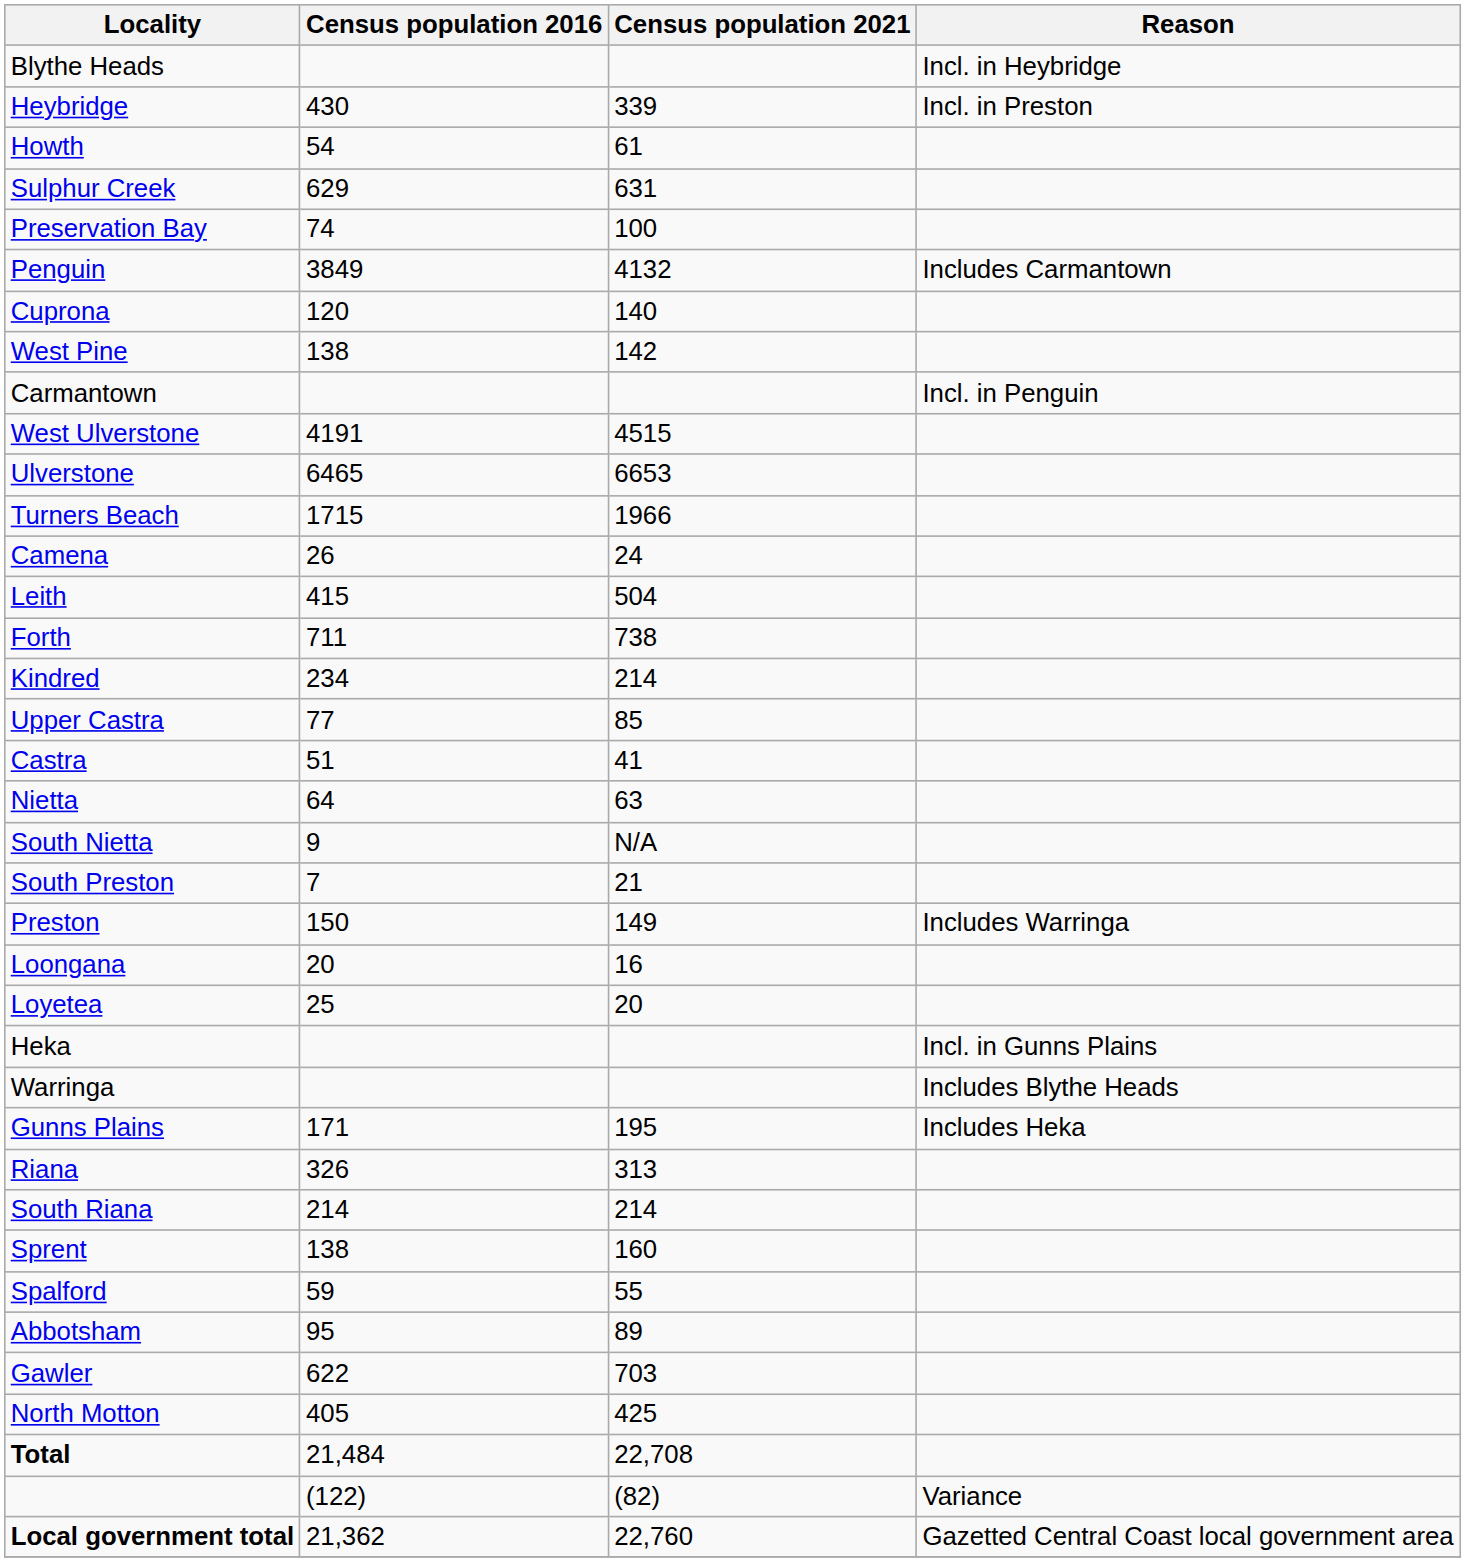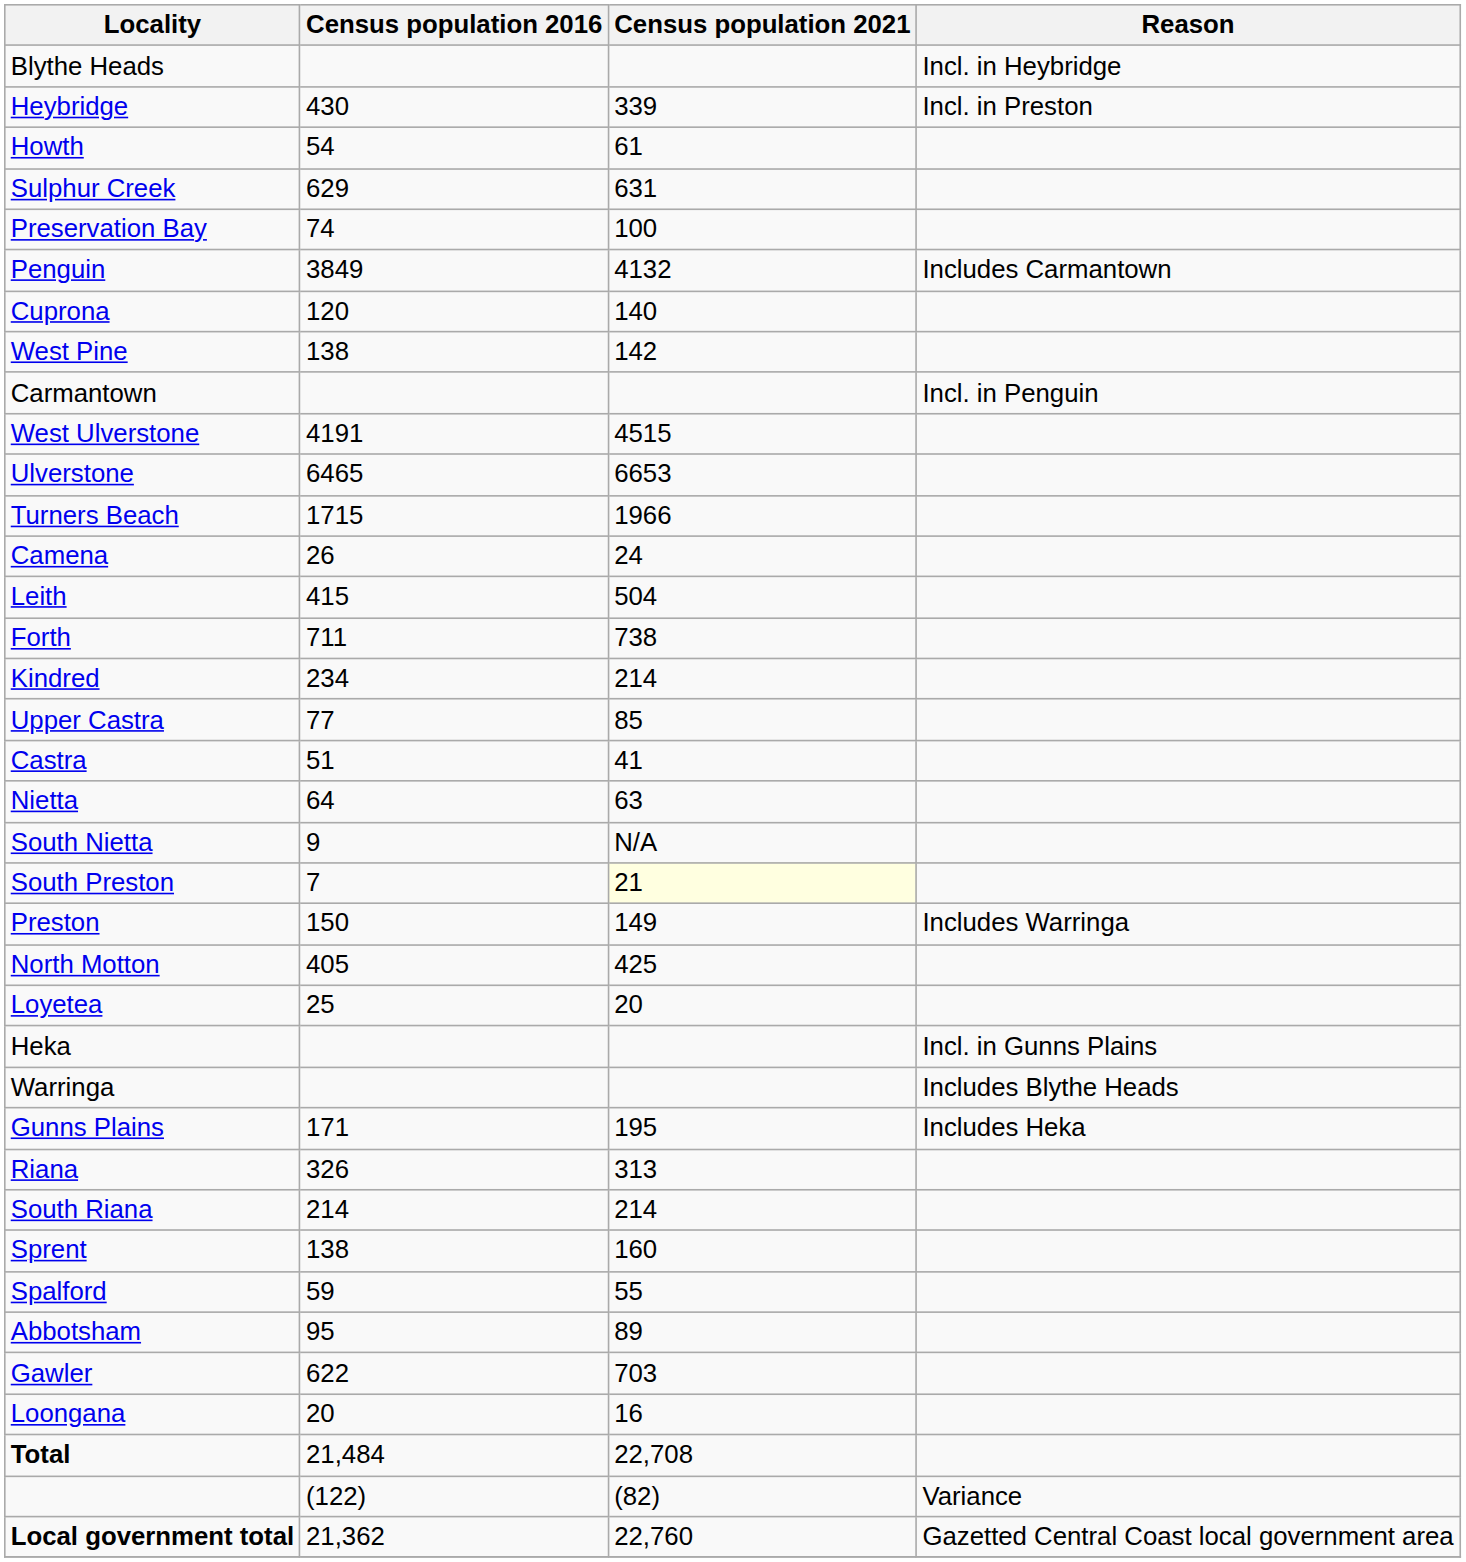(629, 882) no background -> (629, 882) lightyellow background
rows swapped: (68, 964) <-> (85, 1413)
